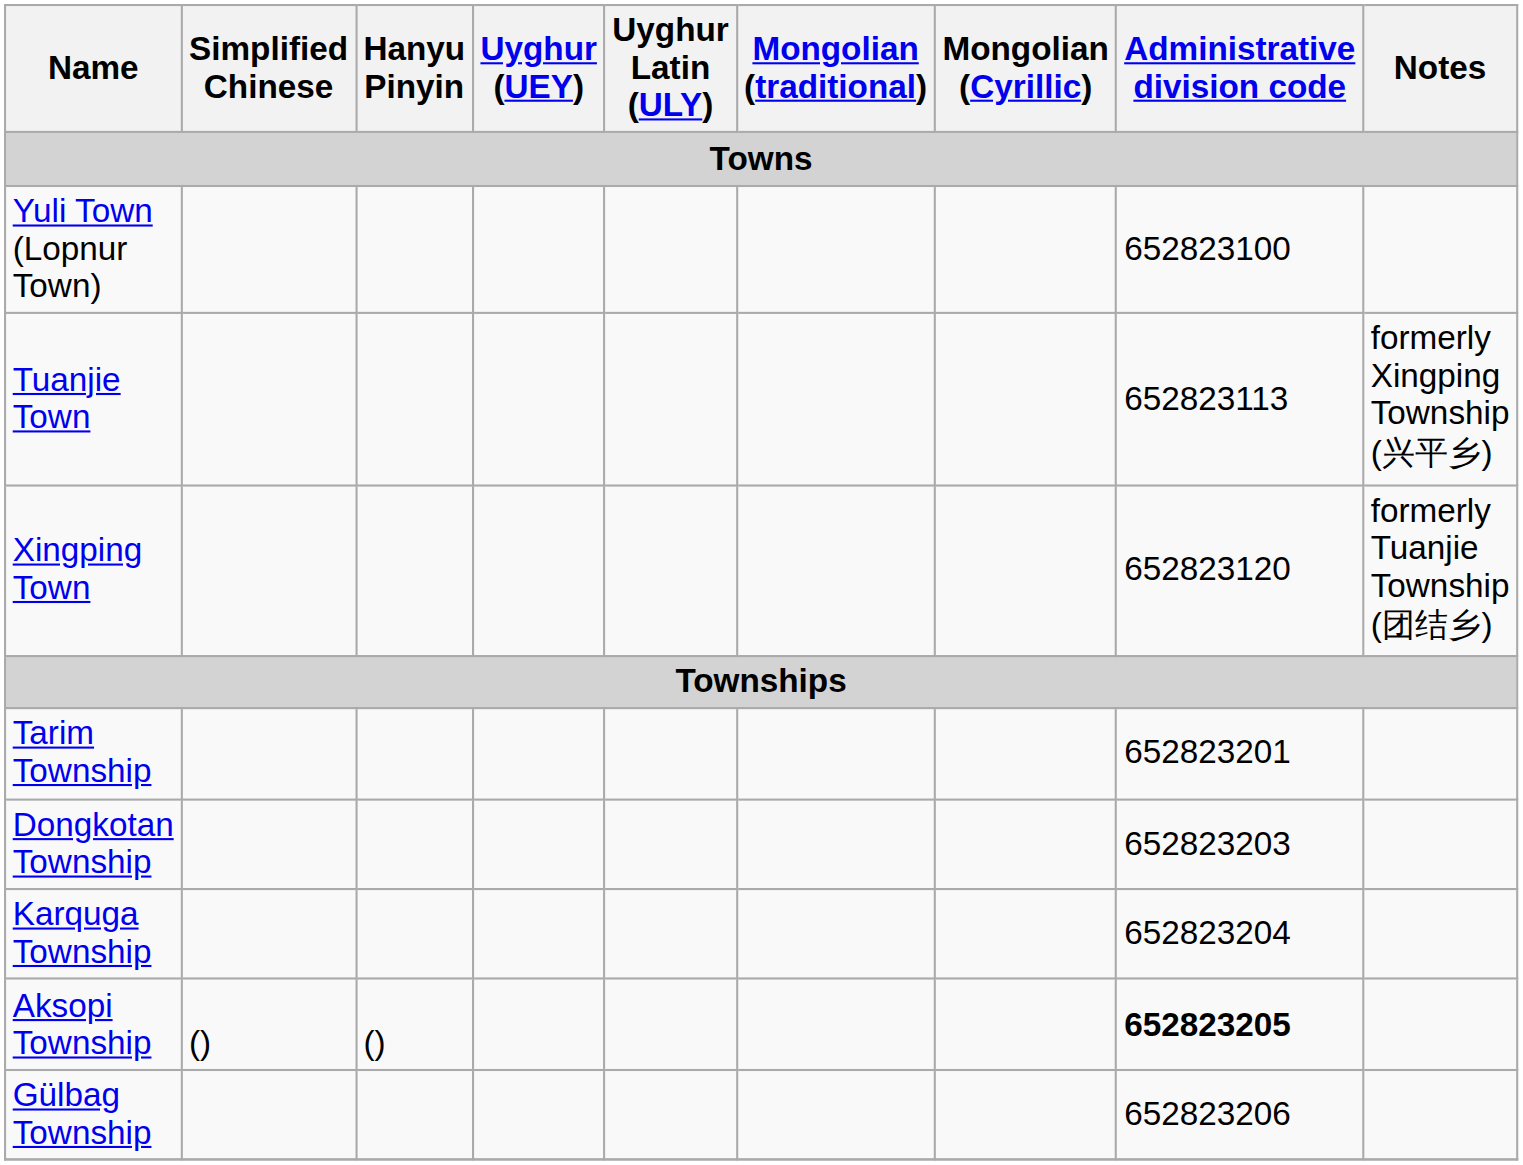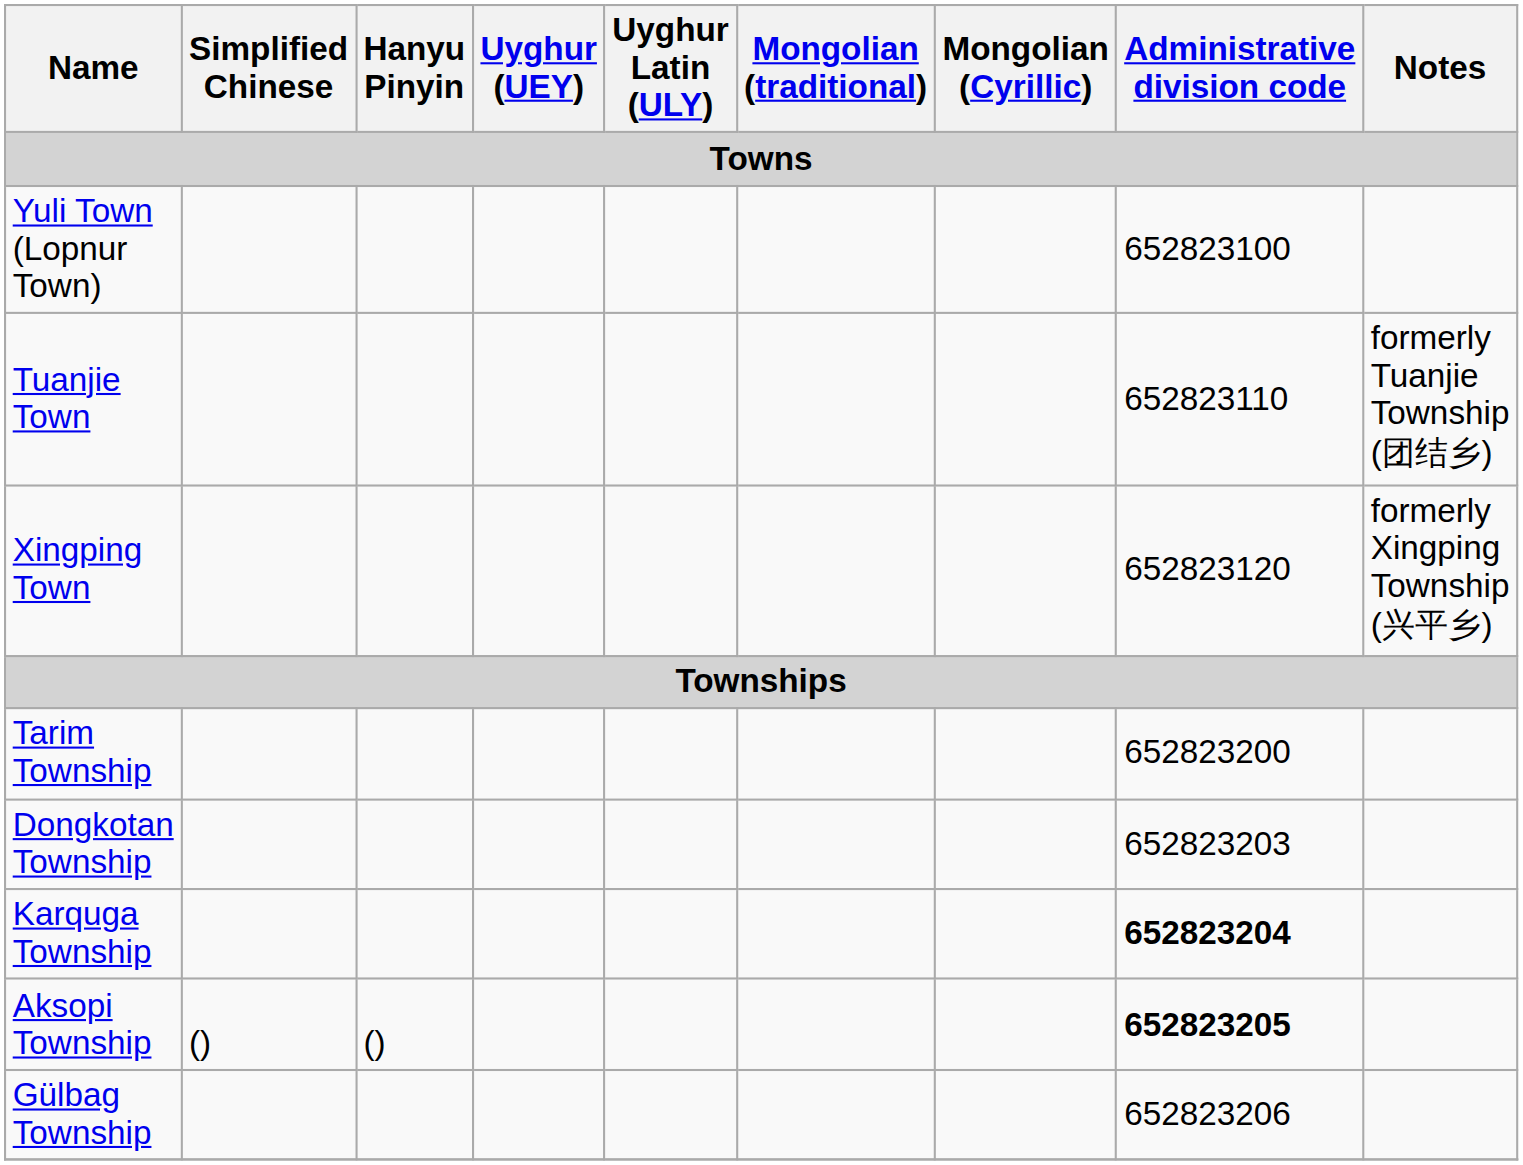(1206, 398) 652823113 -> (1206, 398) 652823110
(1440, 396) formerly Xingping Township (兴平乡) -> (1440, 396) formerly Tuanjie Township (团结乡)
(1440, 567) formerly Tuanjie Township (团结乡) -> (1440, 567) formerly Xingping Township (兴平乡)
(1207, 753) 652823201 -> (1207, 753) 652823200
(1207, 933) normal -> (1207, 933) bold
